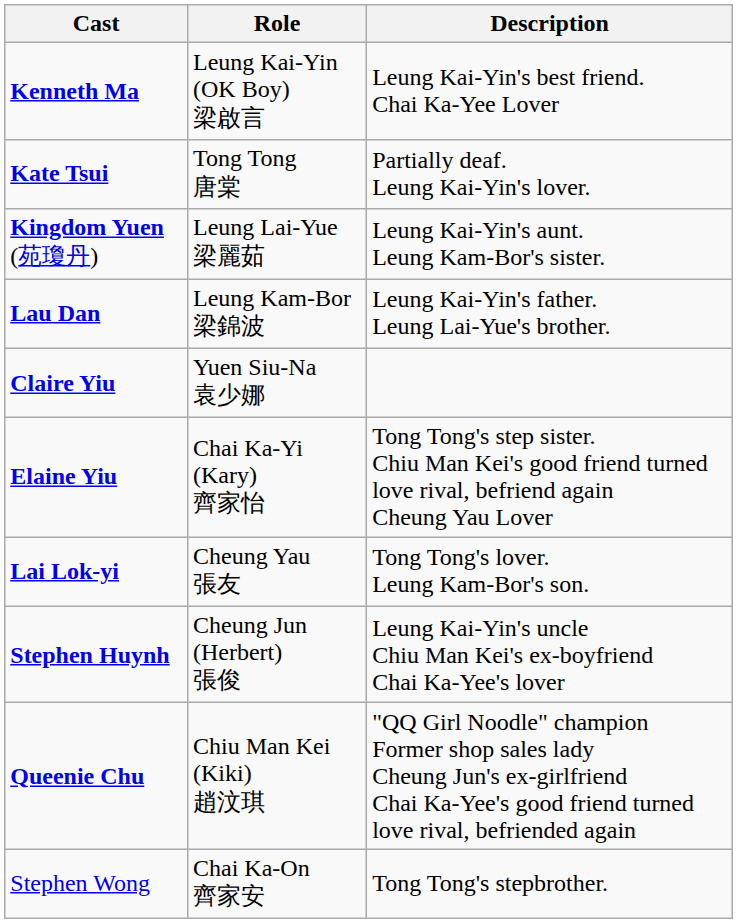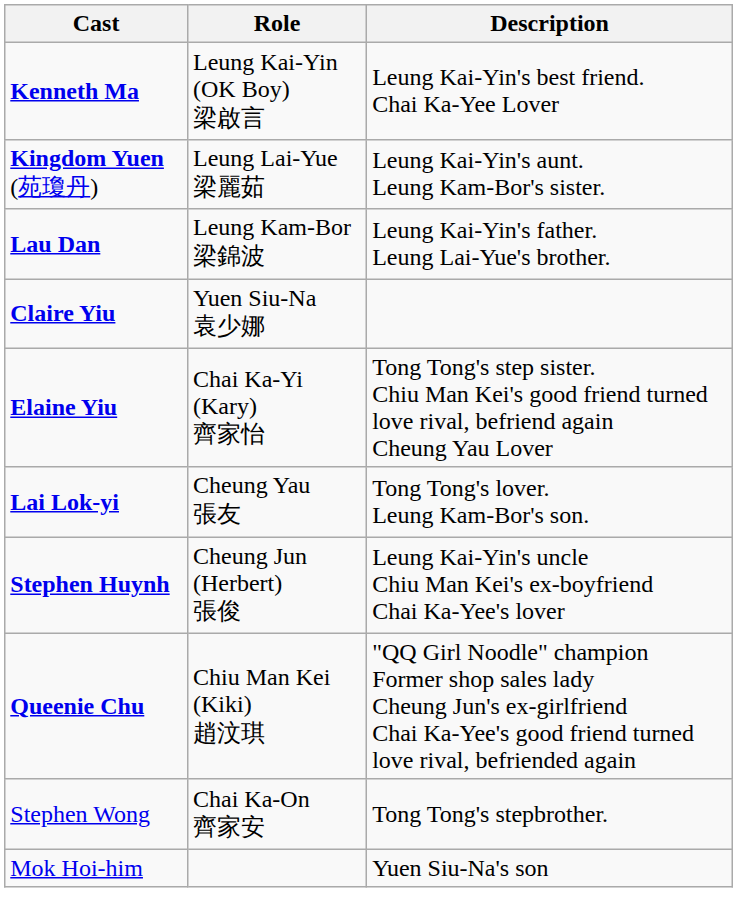- row: (59, 173)
+ row: (77, 867)
